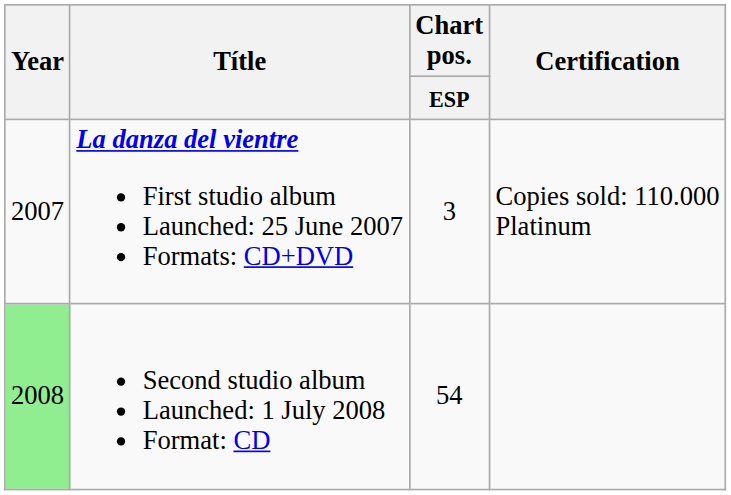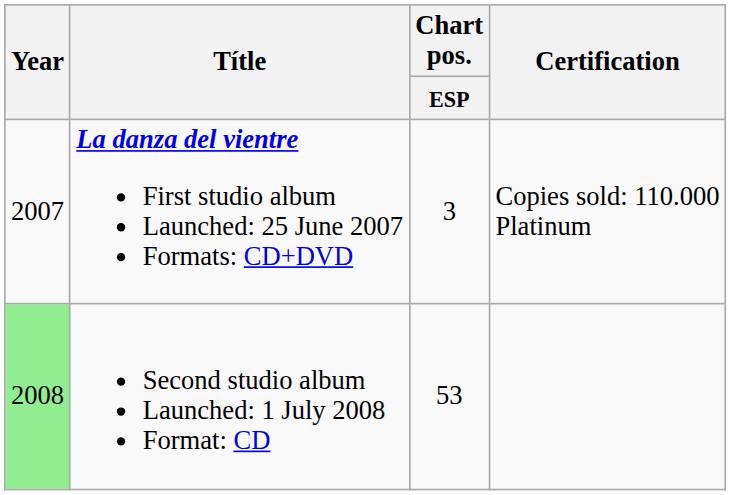(449, 395) 54 -> (449, 395) 53
